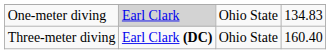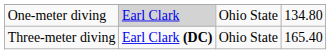(303, 15) 134.83 -> (303, 15) 134.80
(303, 37) 160.40 -> (303, 37) 165.40
